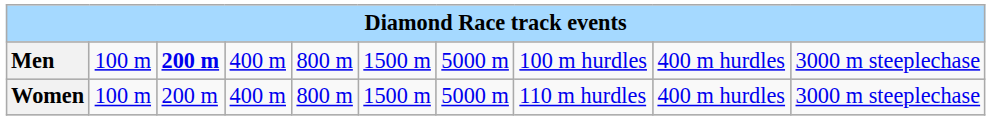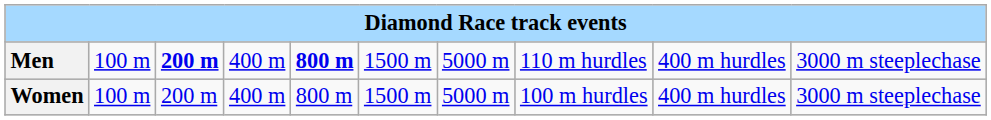(325, 60) normal -> (325, 60) bold
(583, 60) 100 m hurdles -> (583, 60) 110 m hurdles
(583, 96) 110 m hurdles -> (584, 96) 100 m hurdles
